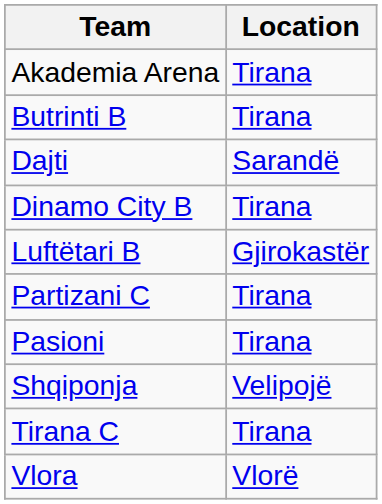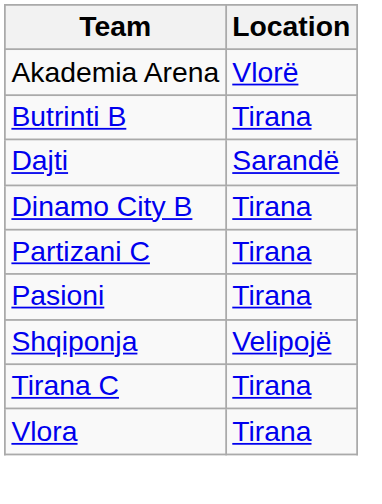(272, 71) Tirana -> (265, 71) Vlorë
- row: (76, 251)
(265, 476) Vlorë -> (272, 431) Tirana
